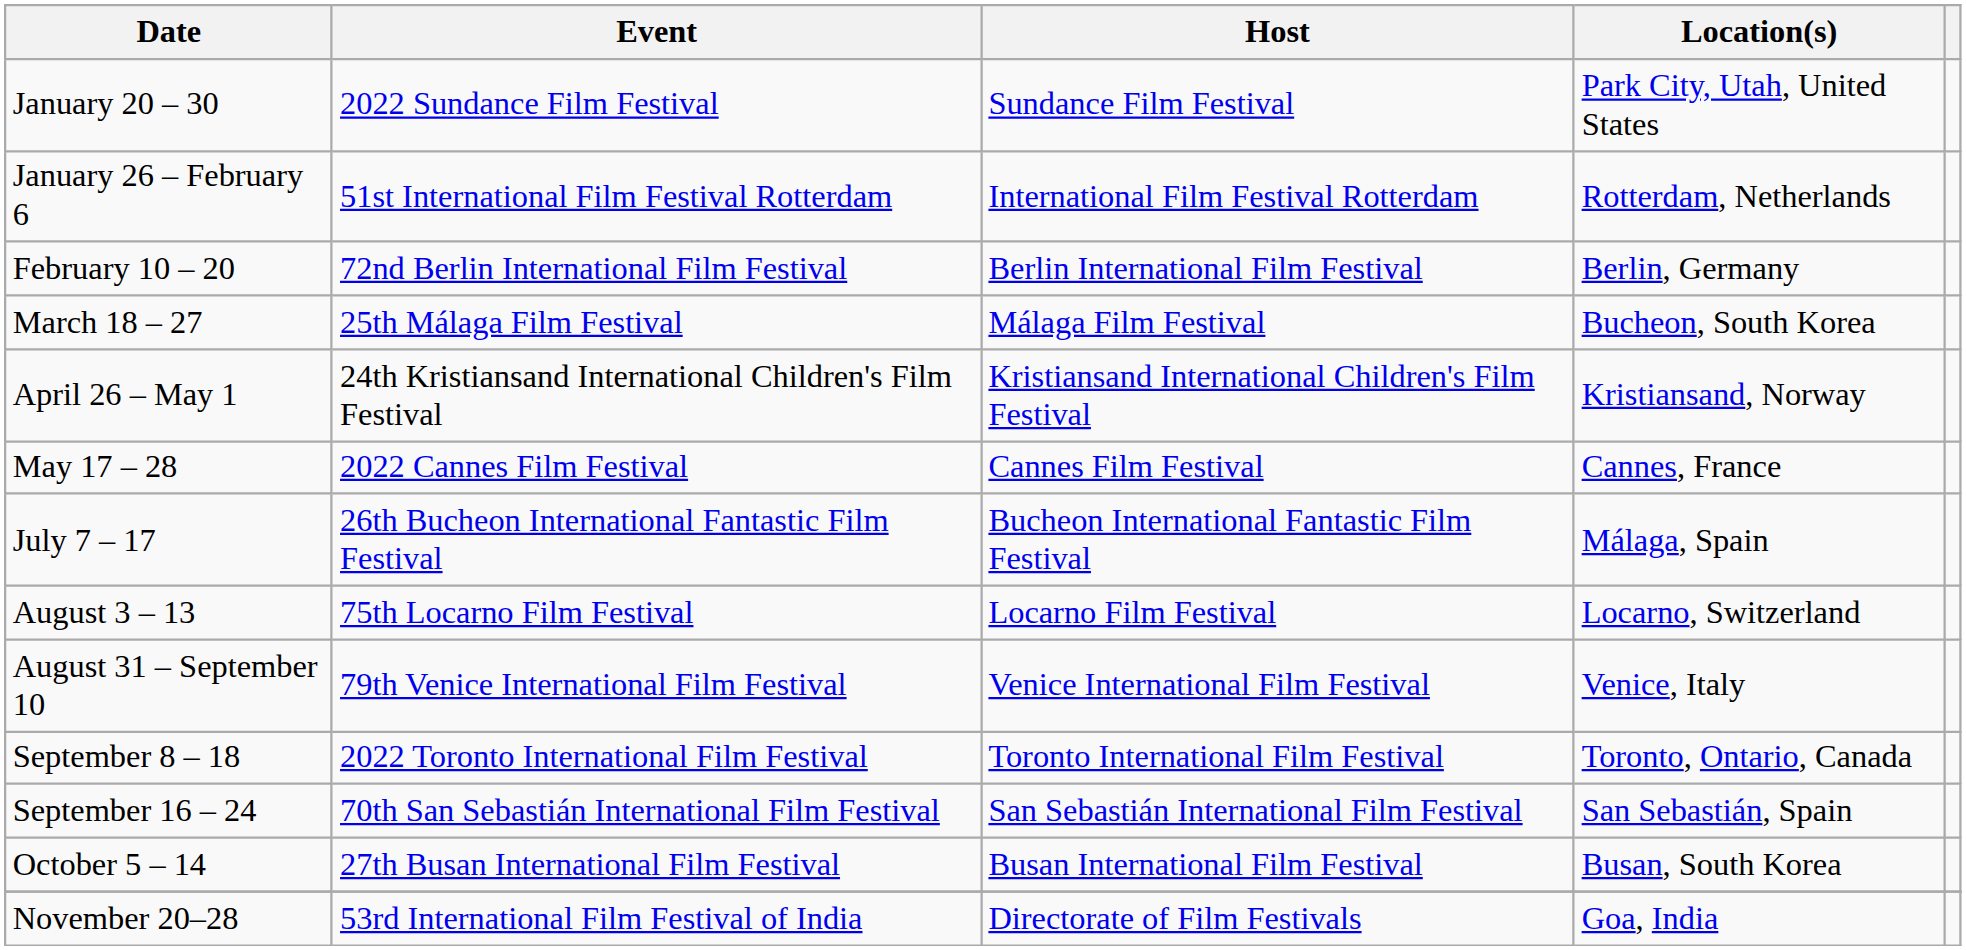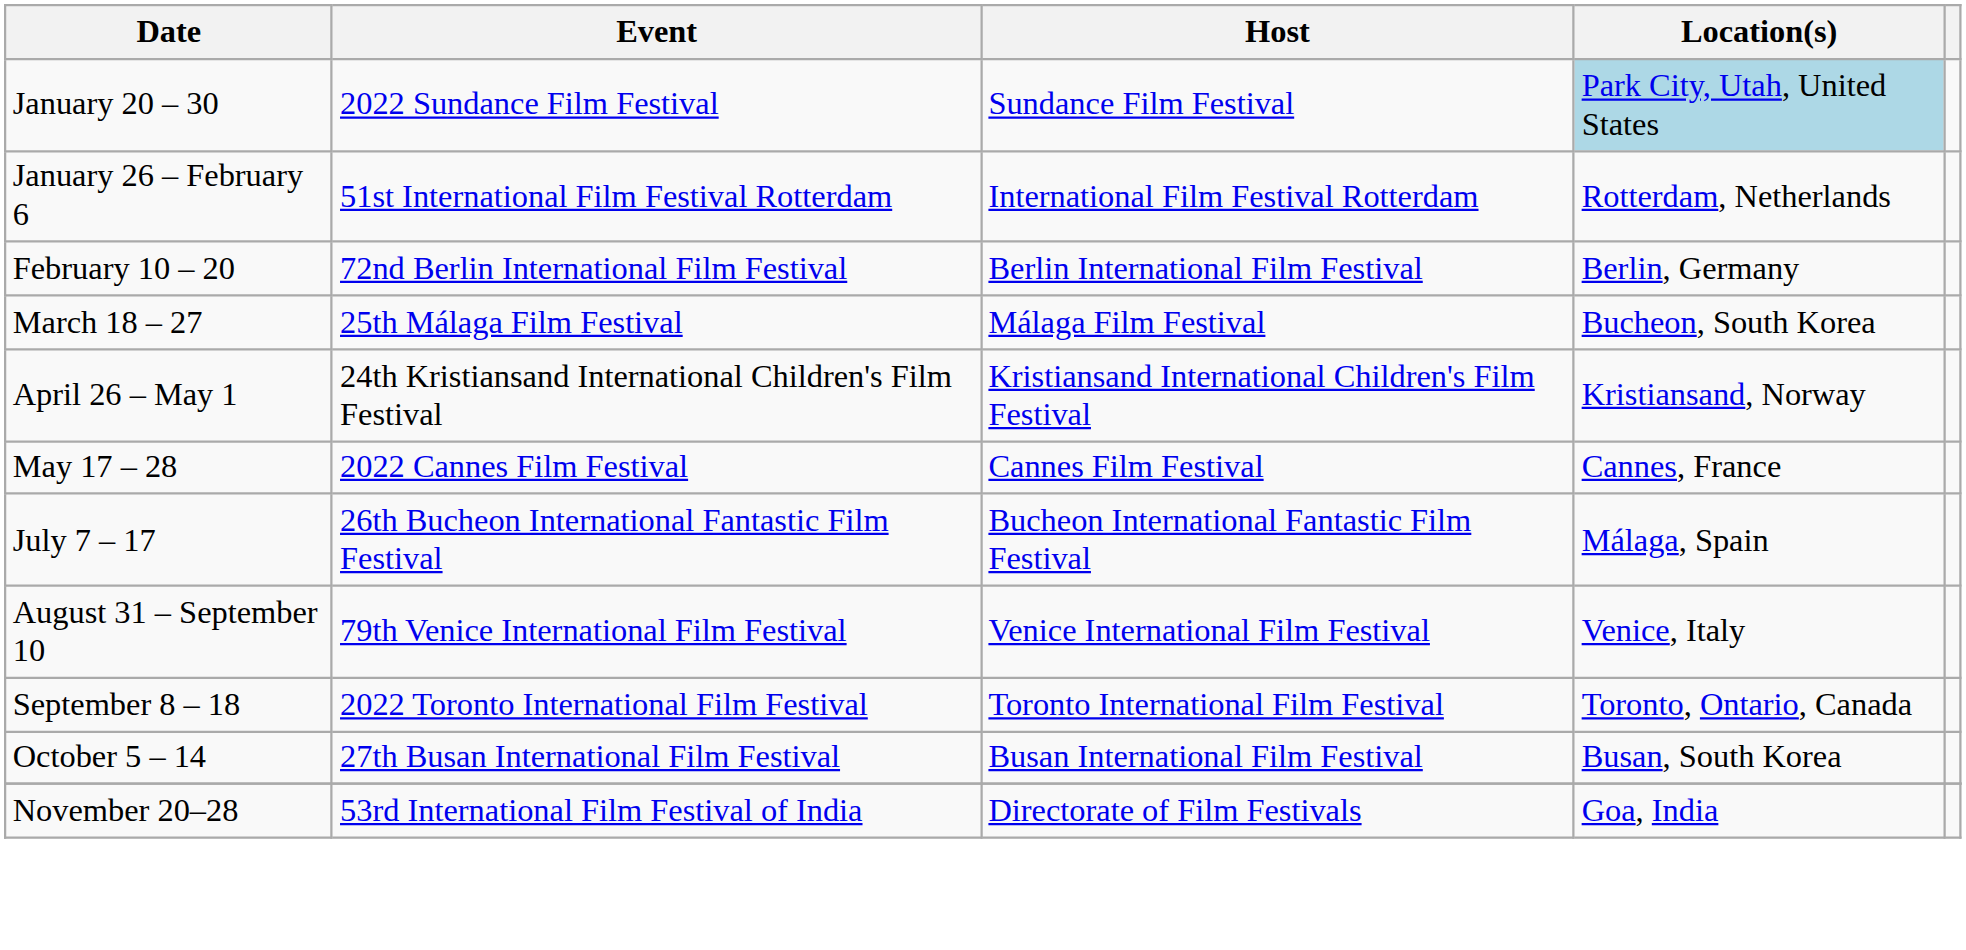(1734, 104) no background -> (1734, 104) lightblue background
- row: (104, 612)
- row: (135, 810)
